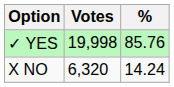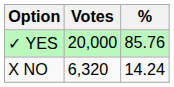(92, 43) 19,998 -> (92, 43) 20,000
